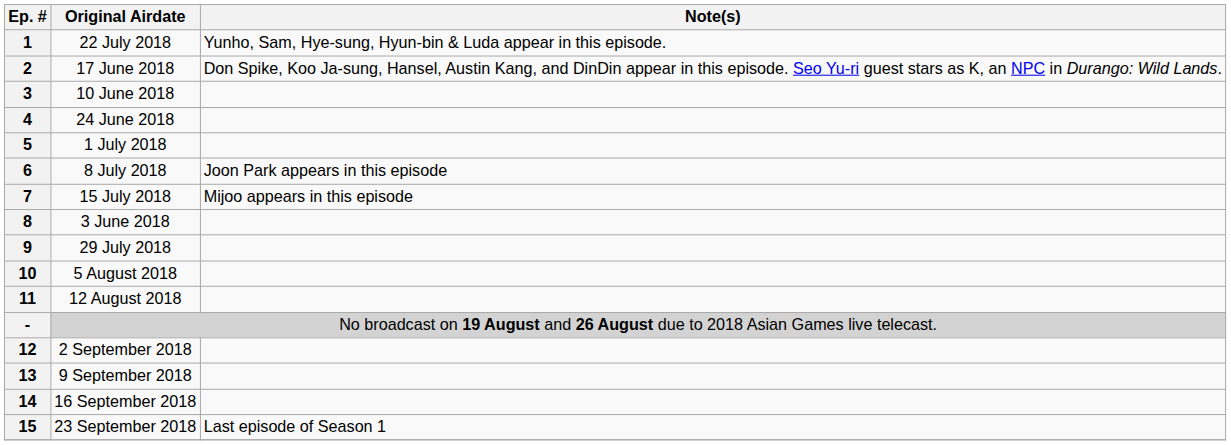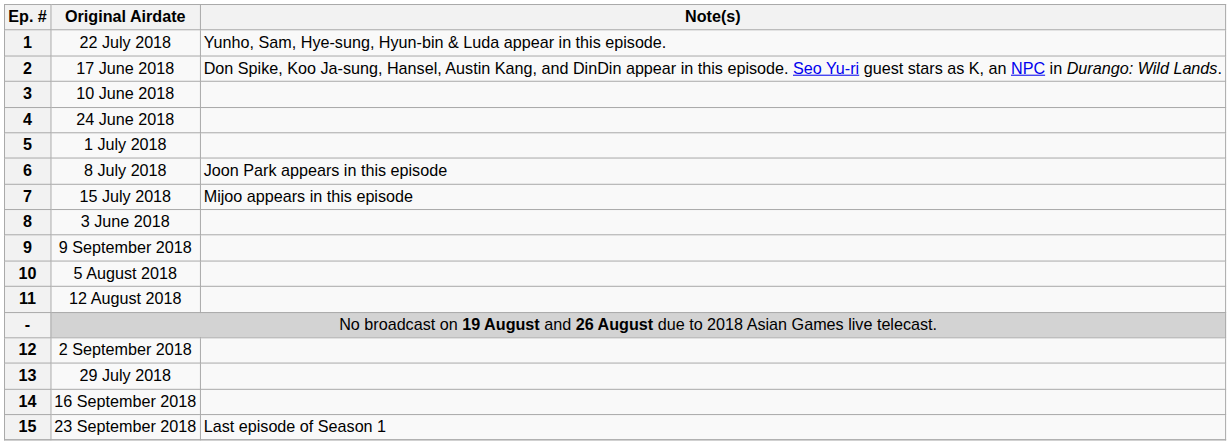(125, 247) 29 July 2018 -> (125, 247) 9 September 2018
(125, 376) 9 September 2018 -> (125, 376) 29 July 2018
